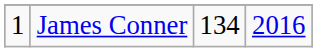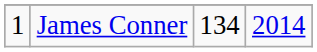(279, 25) 2016 -> (279, 25) 2014
